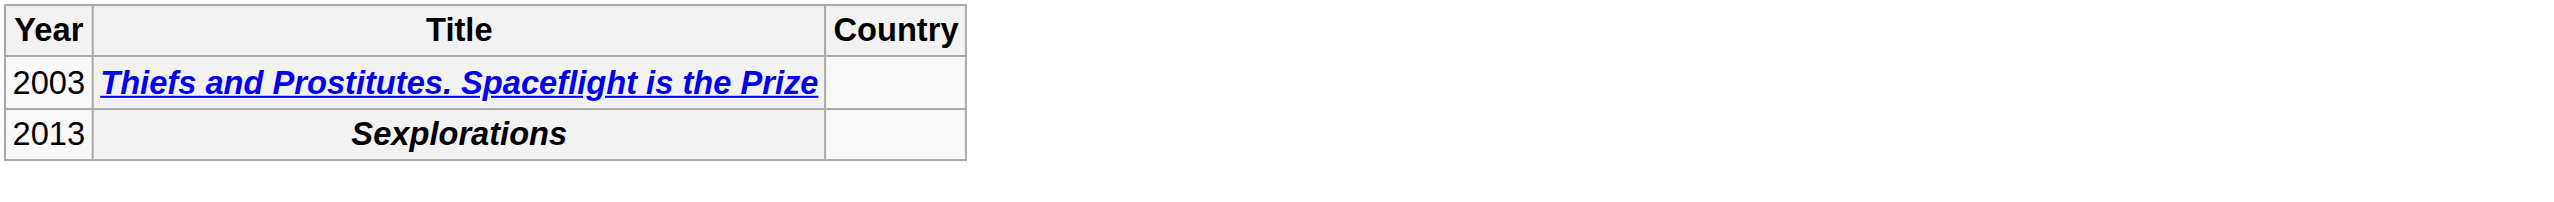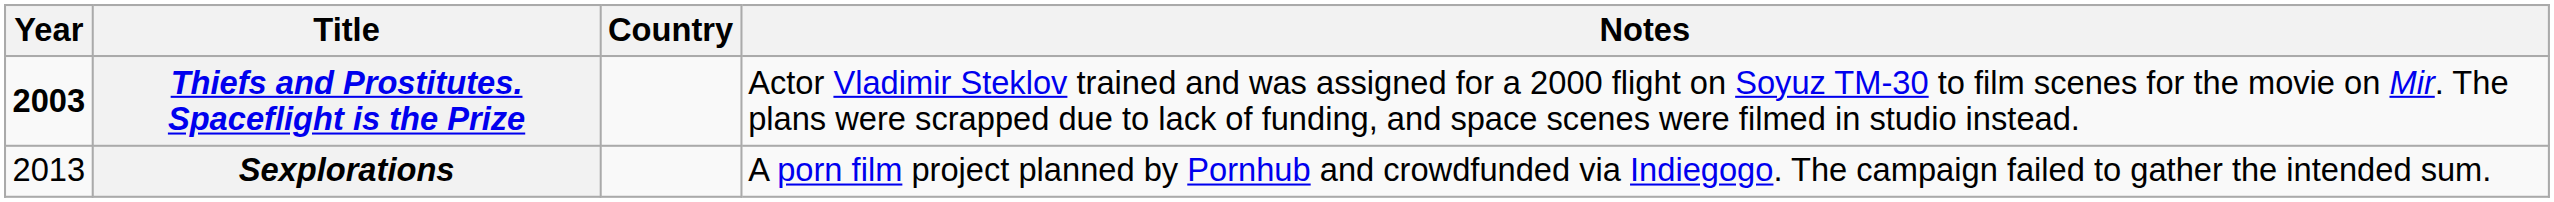+ column: (1645, 30)
(49, 82) normal -> (49, 100) bold
